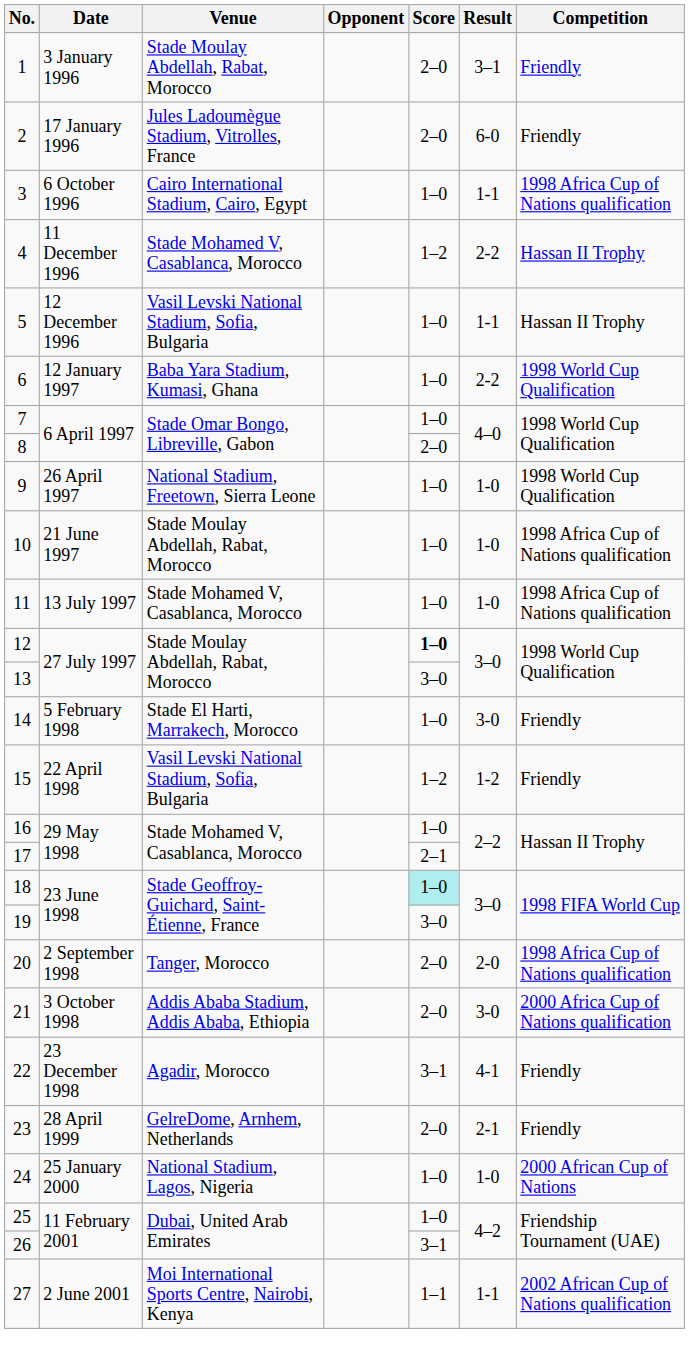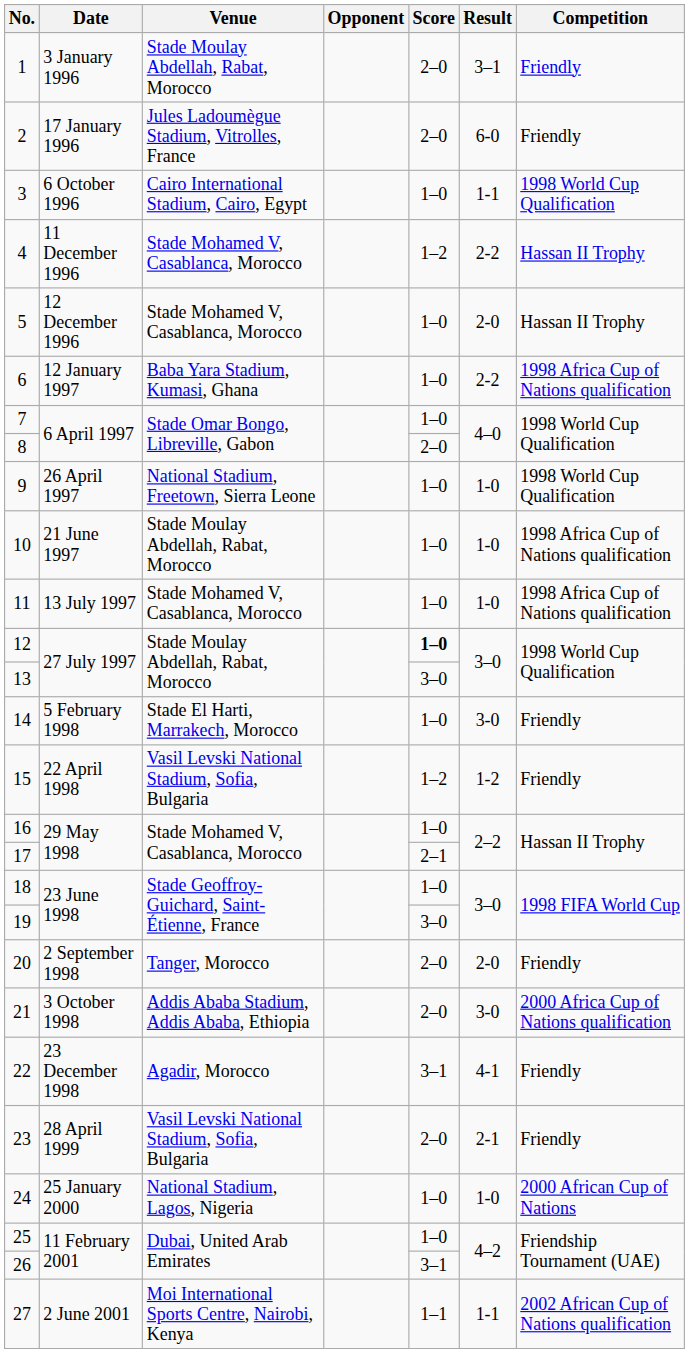(596, 194) 1998 Africa Cup of Nations qualification -> (580, 194) 1998 World Cup Qualification
(224, 322) Vasil Levski National Stadium, Sofia, Bulgaria -> (224, 322) Stade Mohamed V, Casablanca, Morocco
(488, 322) 1-1 -> (488, 322) 2-0
(580, 380) 1998 World Cup Qualification -> (596, 380) 1998 Africa Cup of Nations qualification
(434, 887) paleturquoise background -> (434, 887) no background
(596, 963) 1998 Africa Cup of Nations qualification -> (551, 963) Friendly
(224, 1129) GelreDome, Arnhem, Netherlands -> (224, 1139) Vasil Levski National Stadium, Sofia, Bulgaria
